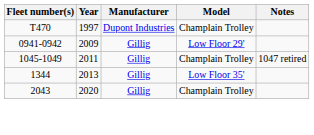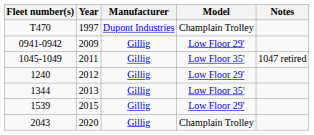(216, 59) Champlain Trolley -> (216, 59) Low Floor 35'
+ row: (40, 75)
+ row: (40, 106)
